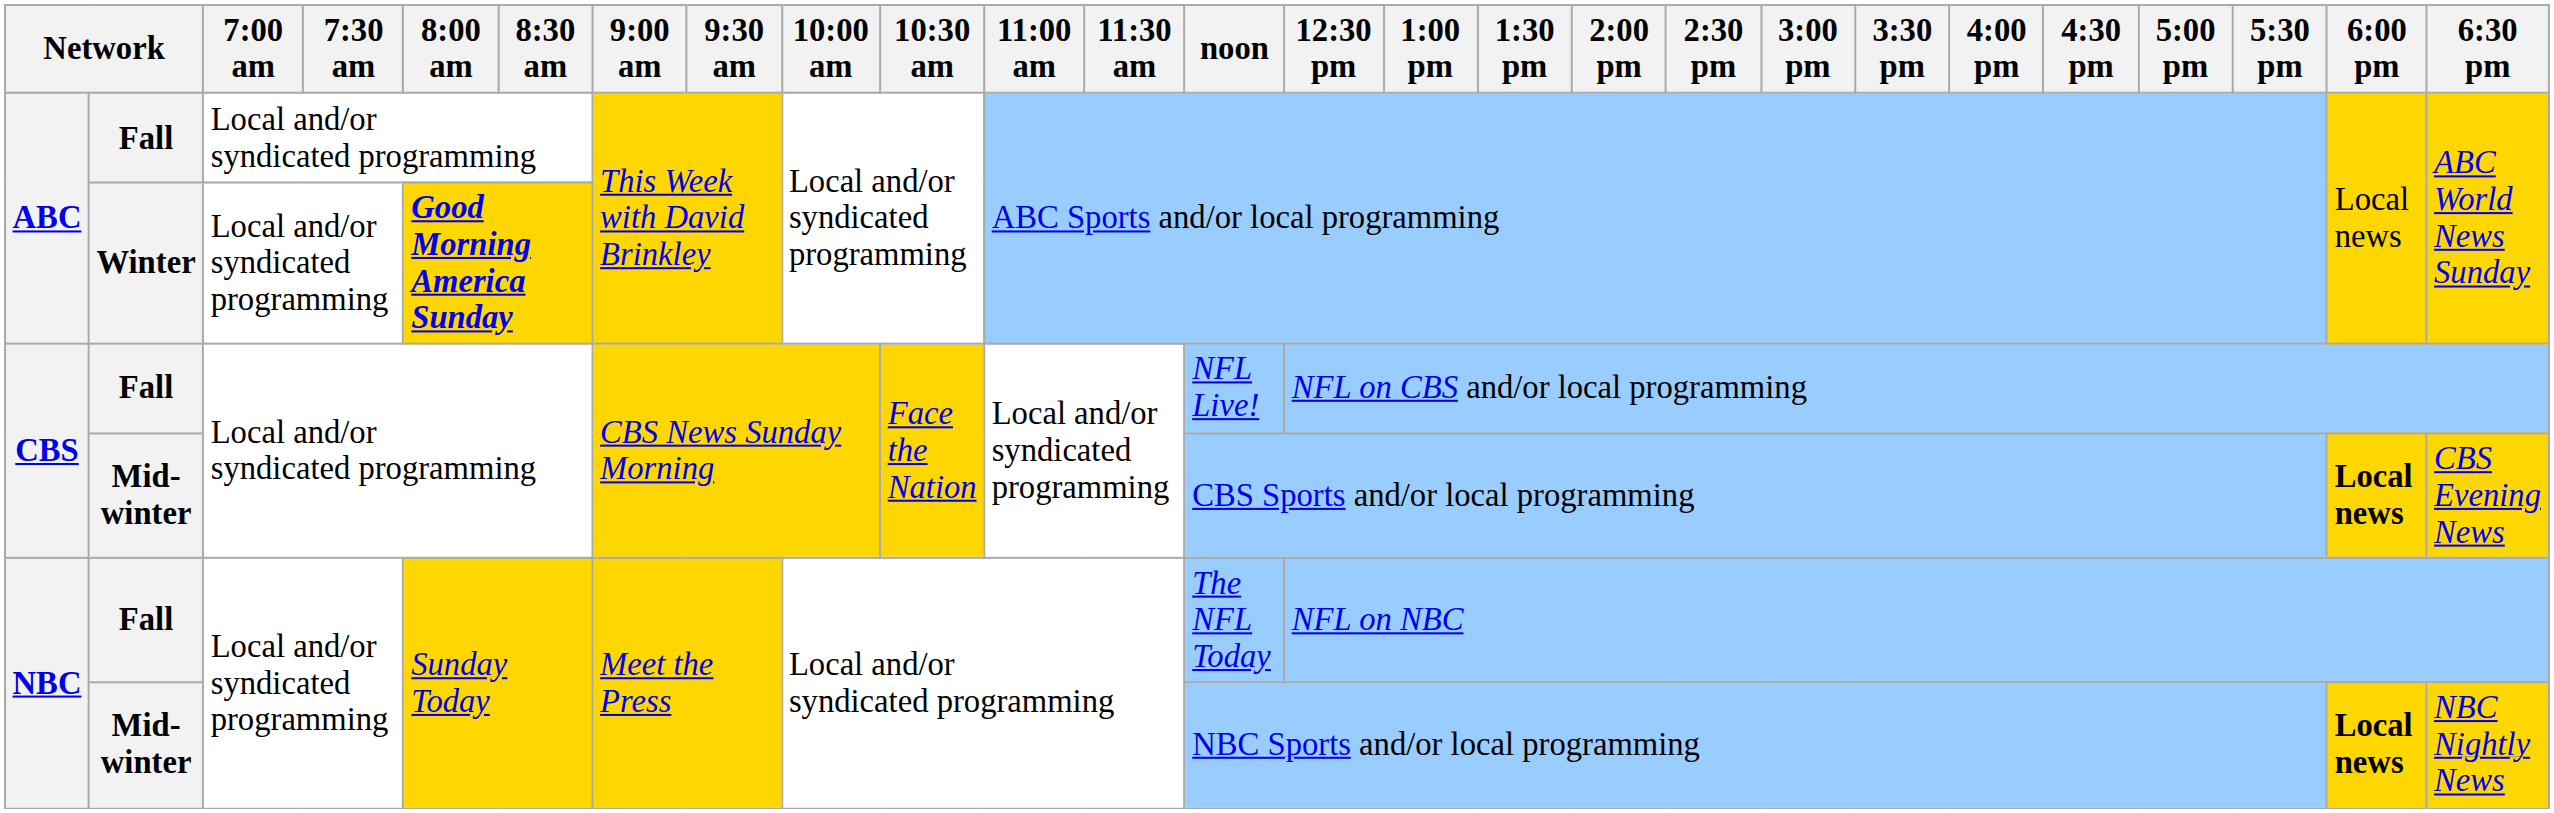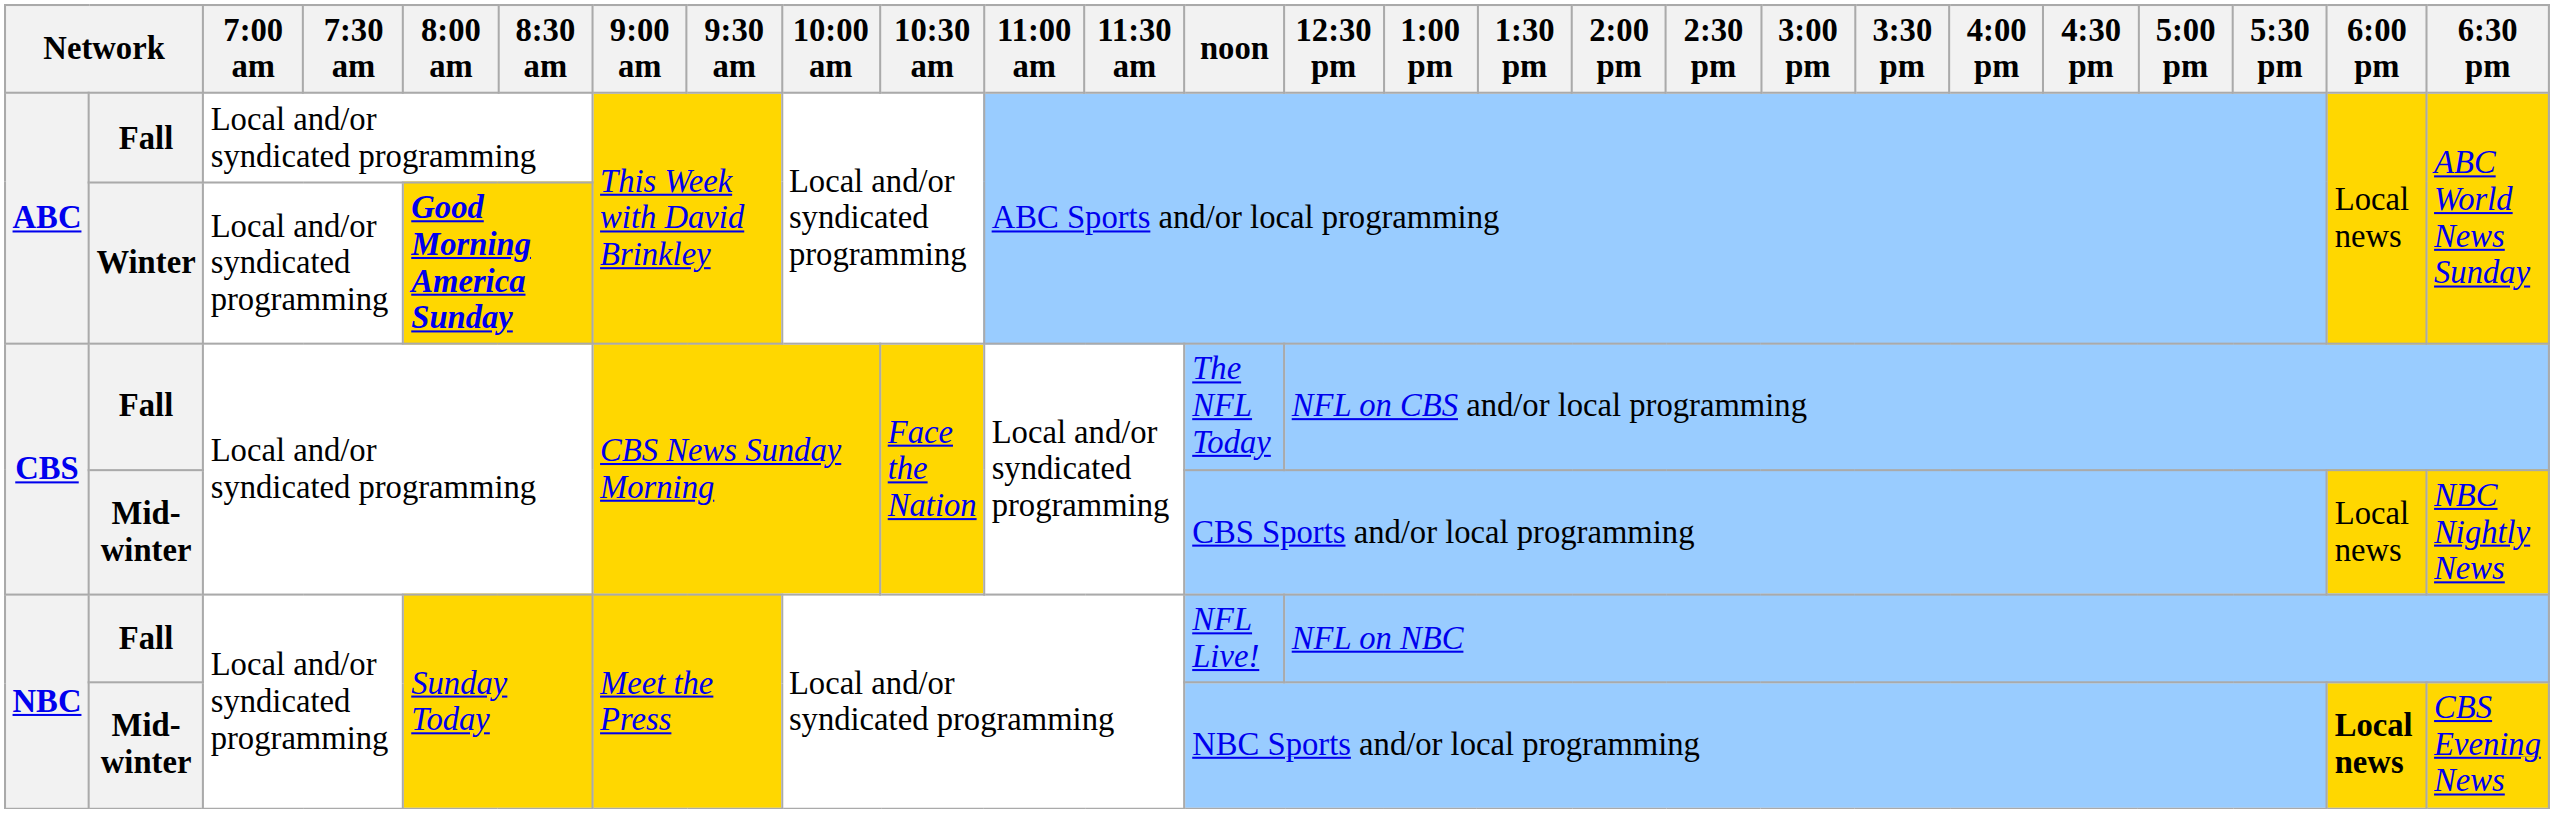(1226, 387) NFL Live! -> (1232, 405) The NFL Today
(2374, 494) bold -> (2372, 531) normal
(2488, 494) CBS Evening News -> (2482, 531) NBC Nightly News
(1232, 619) The NFL Today -> (1226, 638) NFL Live!
(2482, 744) NBC Nightly News -> (2488, 744) CBS Evening News
